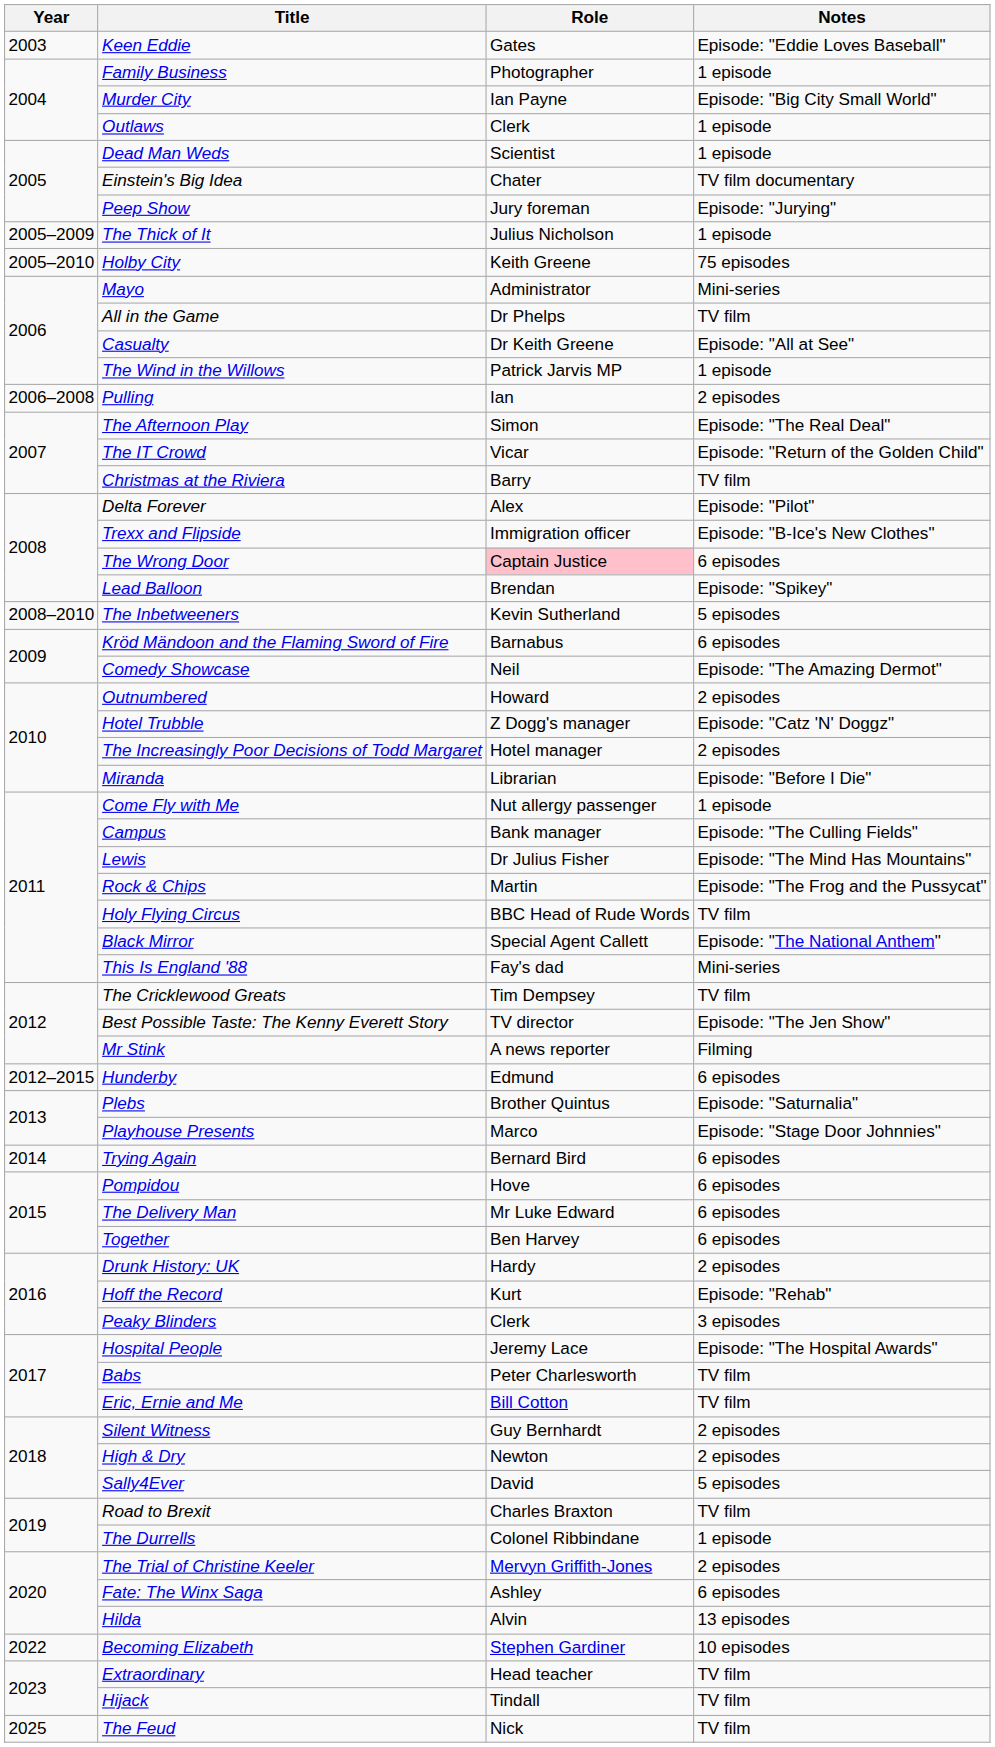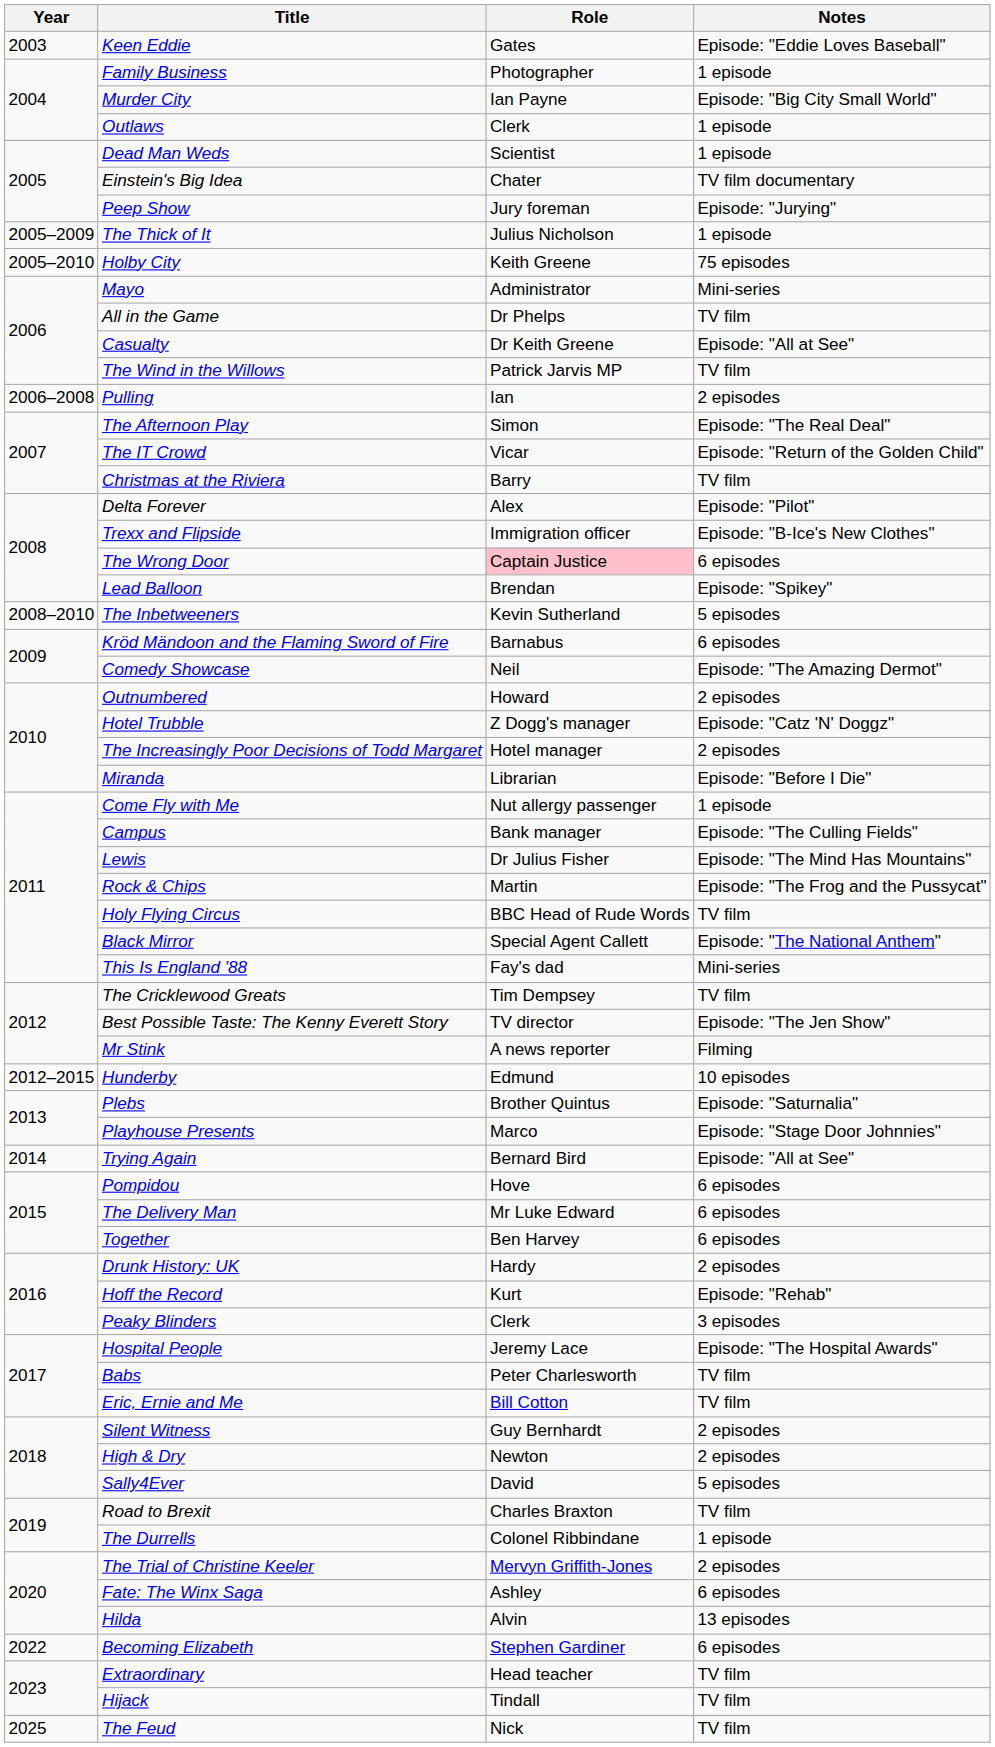(735, 371) 1 episode -> (724, 371) TV film
(739, 1076) 6 episodes -> (744, 1076) 10 episodes
(739, 1158) 6 episodes -> (776, 1158) Episode: "All at See"
(744, 1647) 10 episodes -> (739, 1647) 6 episodes
